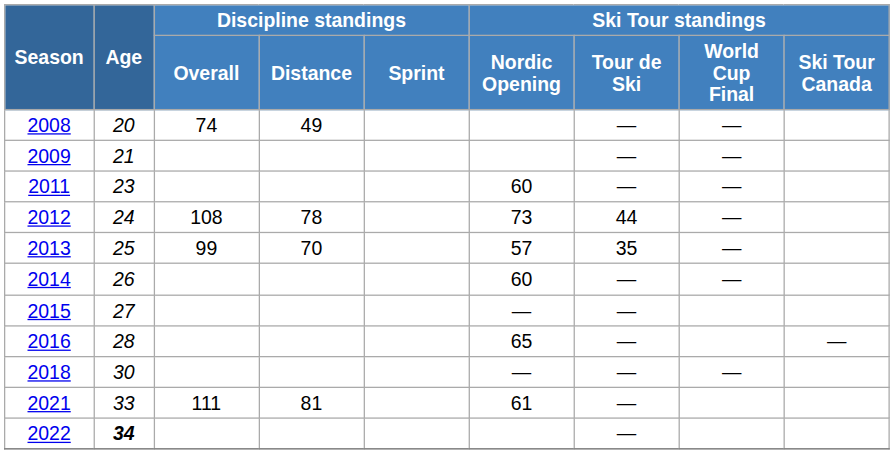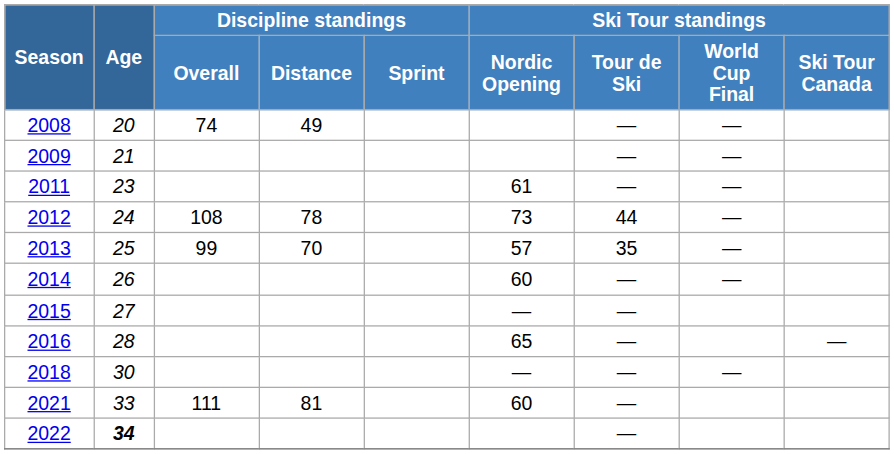(522, 187) 60 -> (522, 187) 61
(522, 403) 61 -> (522, 403) 60
